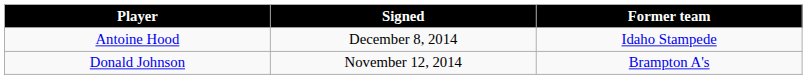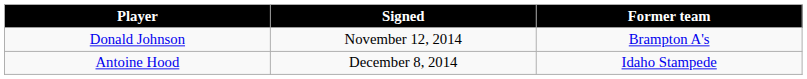rows swapped: (137, 62) <-> (137, 39)
